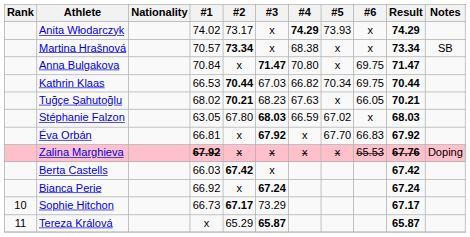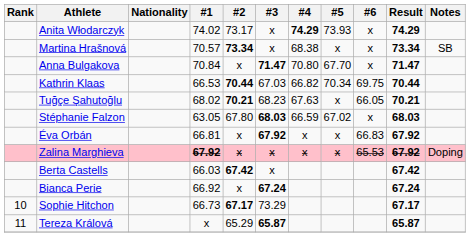(337, 65) x -> (337, 65) 67.70
(370, 65) 69.75 -> (370, 65) x
(337, 135) 67.70 -> (337, 135) x
(406, 153) 67.76 -> (406, 153) 67.92
